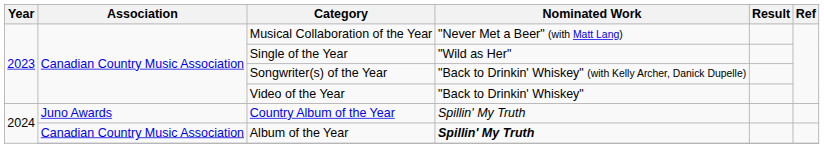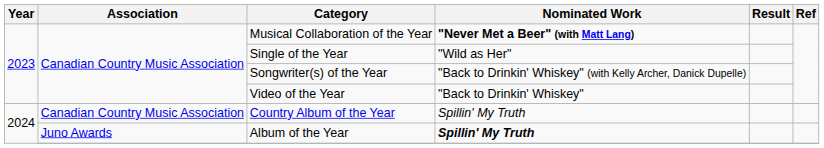(530, 34) normal -> (536, 34) bold
(76, 113) Juno Awards -> (142, 113) Canadian Country Music Association
(142, 133) Canadian Country Music Association -> (76, 133) Juno Awards
